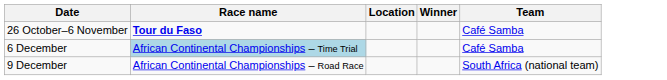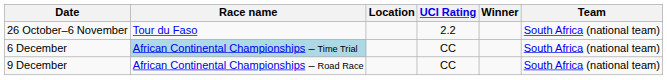+ column: (448, 13)
(167, 30) bold -> (165, 30) normal
(493, 30) Café Samba -> (592, 30) South Africa (national team)
(493, 48) Café Samba -> (592, 48) South Africa (national team)
